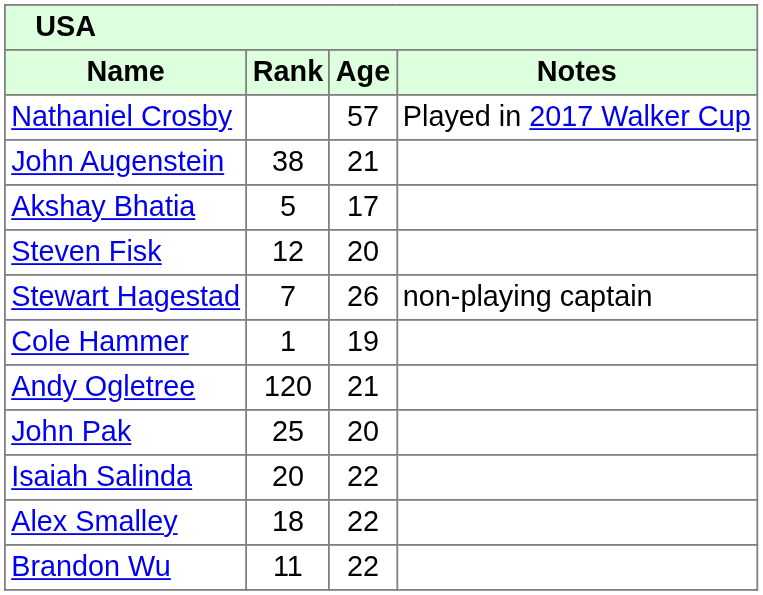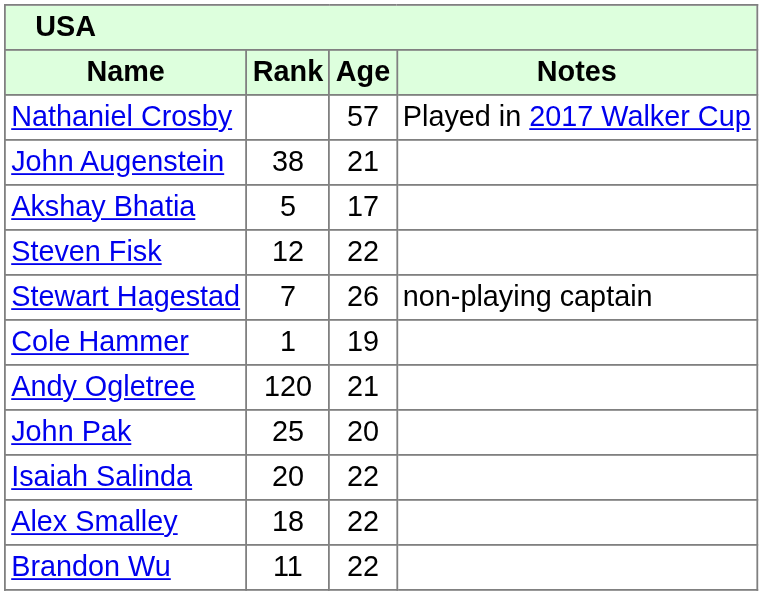(363, 251) 20 -> (363, 251) 22
